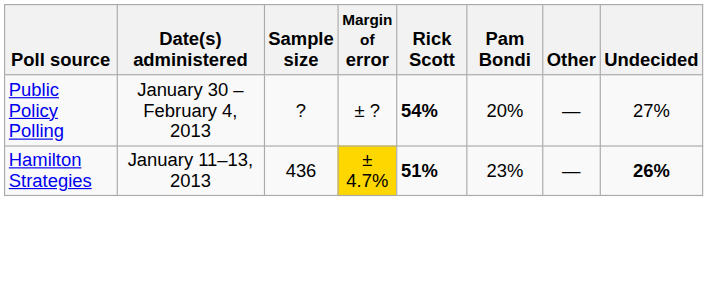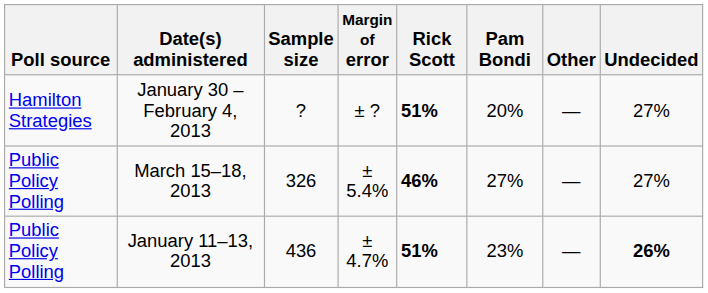(36, 110) Public Policy Polling -> (50, 110) Hamilton Strategies
(419, 110) 54% -> (419, 110) 51%
+ row: (190, 180)
(50, 170) Hamilton Strategies -> (36, 251) Public Policy Polling
(367, 170) gold background -> (367, 251) no background
